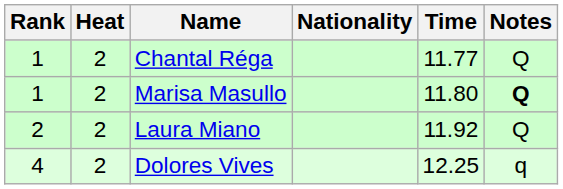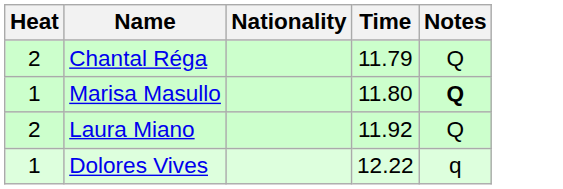- column: (37, 22)
(451, 58) 11.77 -> (385, 58) 11.79
(100, 93) 2 -> (34, 93) 1
(100, 165) 2 -> (34, 165) 1
(451, 165) 12.25 -> (385, 165) 12.22
